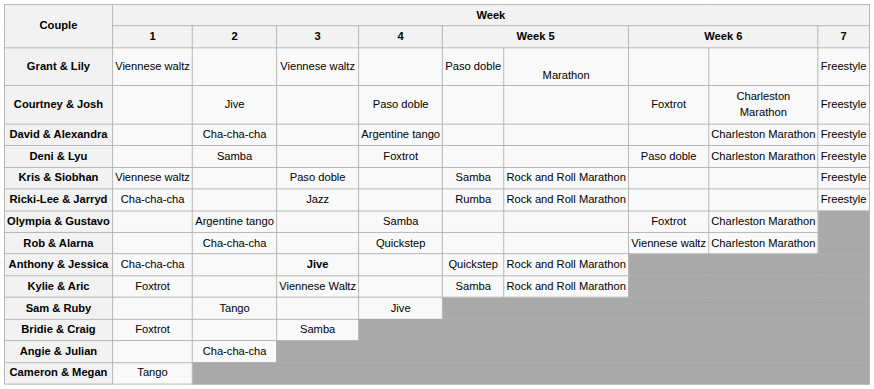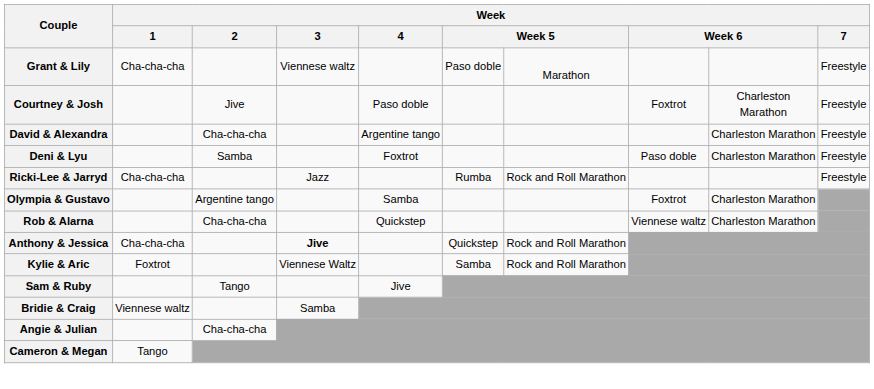(153, 66) Viennese waltz -> (153, 66) Cha-cha-cha
- row: (58, 177)
(153, 329) Foxtrot -> (153, 307) Viennese waltz
